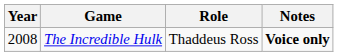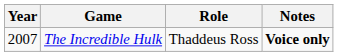(23, 39) 2008 -> (23, 39) 2007
